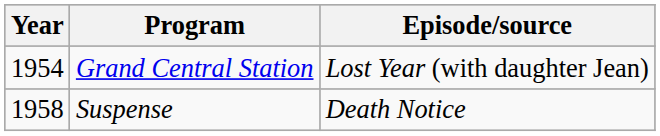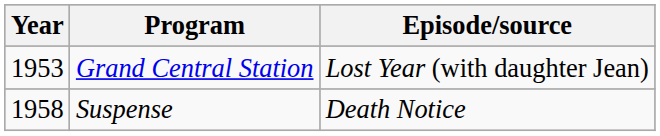(37, 67) 1954 -> (37, 67) 1953
